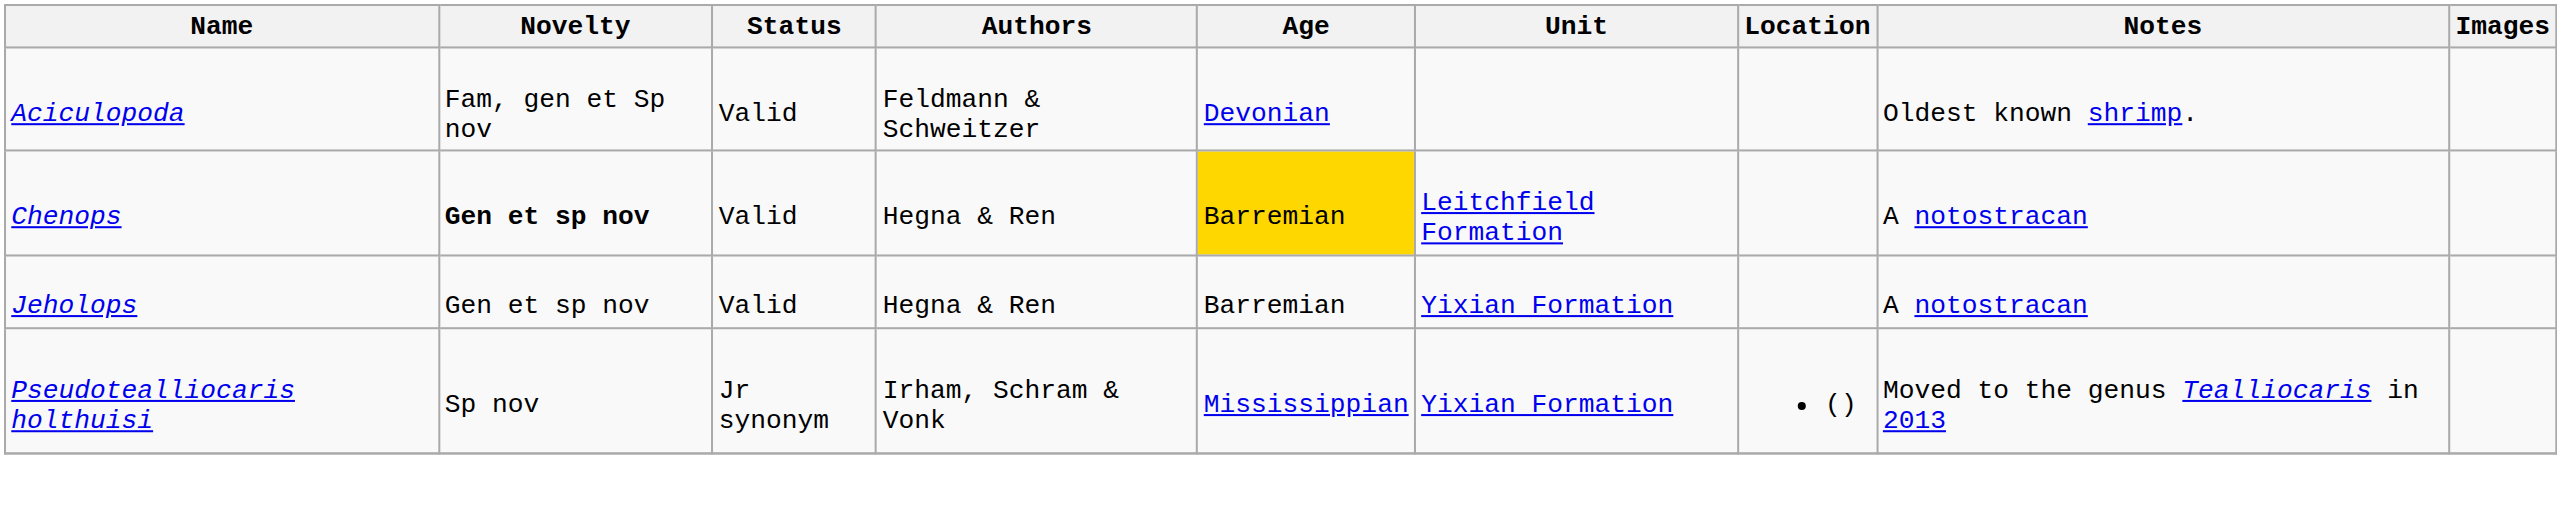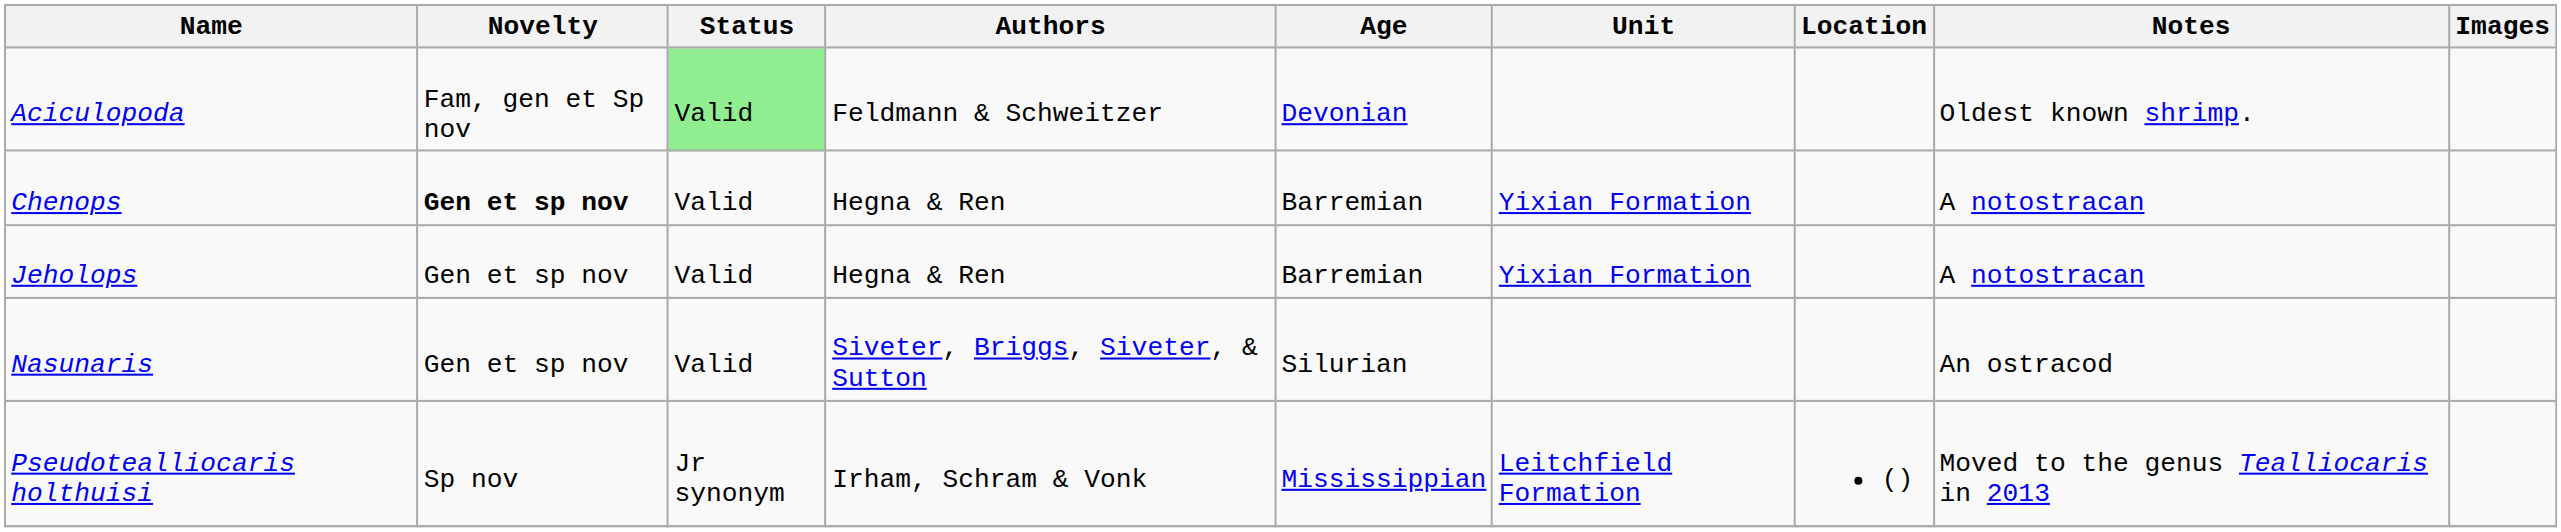(758, 115) no background -> (714, 115) lightgreen background
(1275, 218) gold background -> (1352, 203) no background
(1508, 218) Leitchfield Formation -> (1625, 203) Yixian Formation
+ row: (82, 364)
(1547, 406) Yixian Formation -> (1586, 479) Leitchfield Formation
